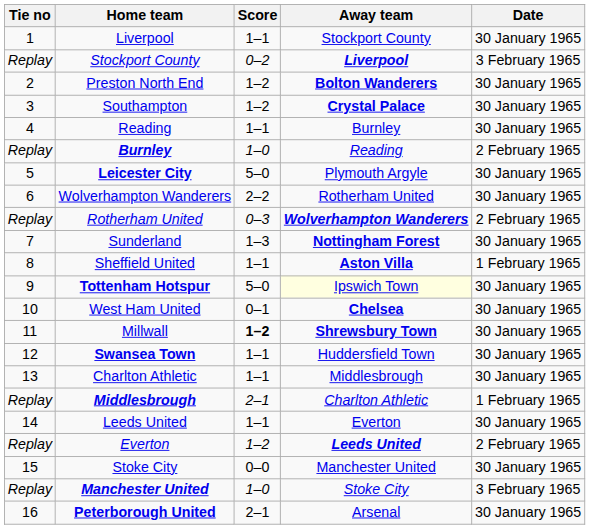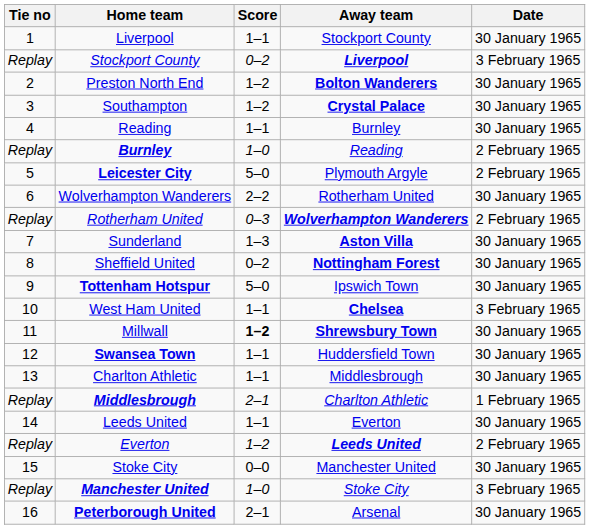(528, 173) 30 January 1965 -> (528, 173) 2 February 1965
(376, 241) Nottingham Forest -> (376, 241) Aston Villa
(258, 264) 1–1 -> (258, 264) 0–2
(376, 264) Aston Villa -> (376, 264) Nottingham Forest
(528, 264) 1 February 1965 -> (528, 264) 30 January 1965
(376, 286) lightyellow background -> (376, 286) no background
(258, 309) 0–1 -> (258, 309) 1–1
(528, 309) 30 January 1965 -> (528, 309) 3 February 1965
